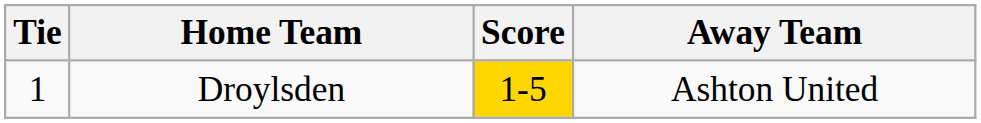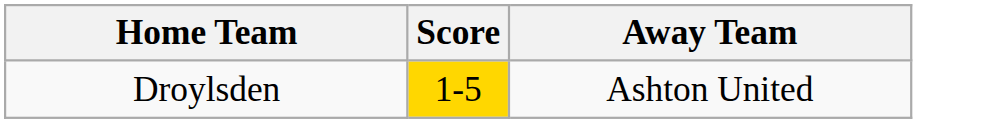- column: (37, 32)
